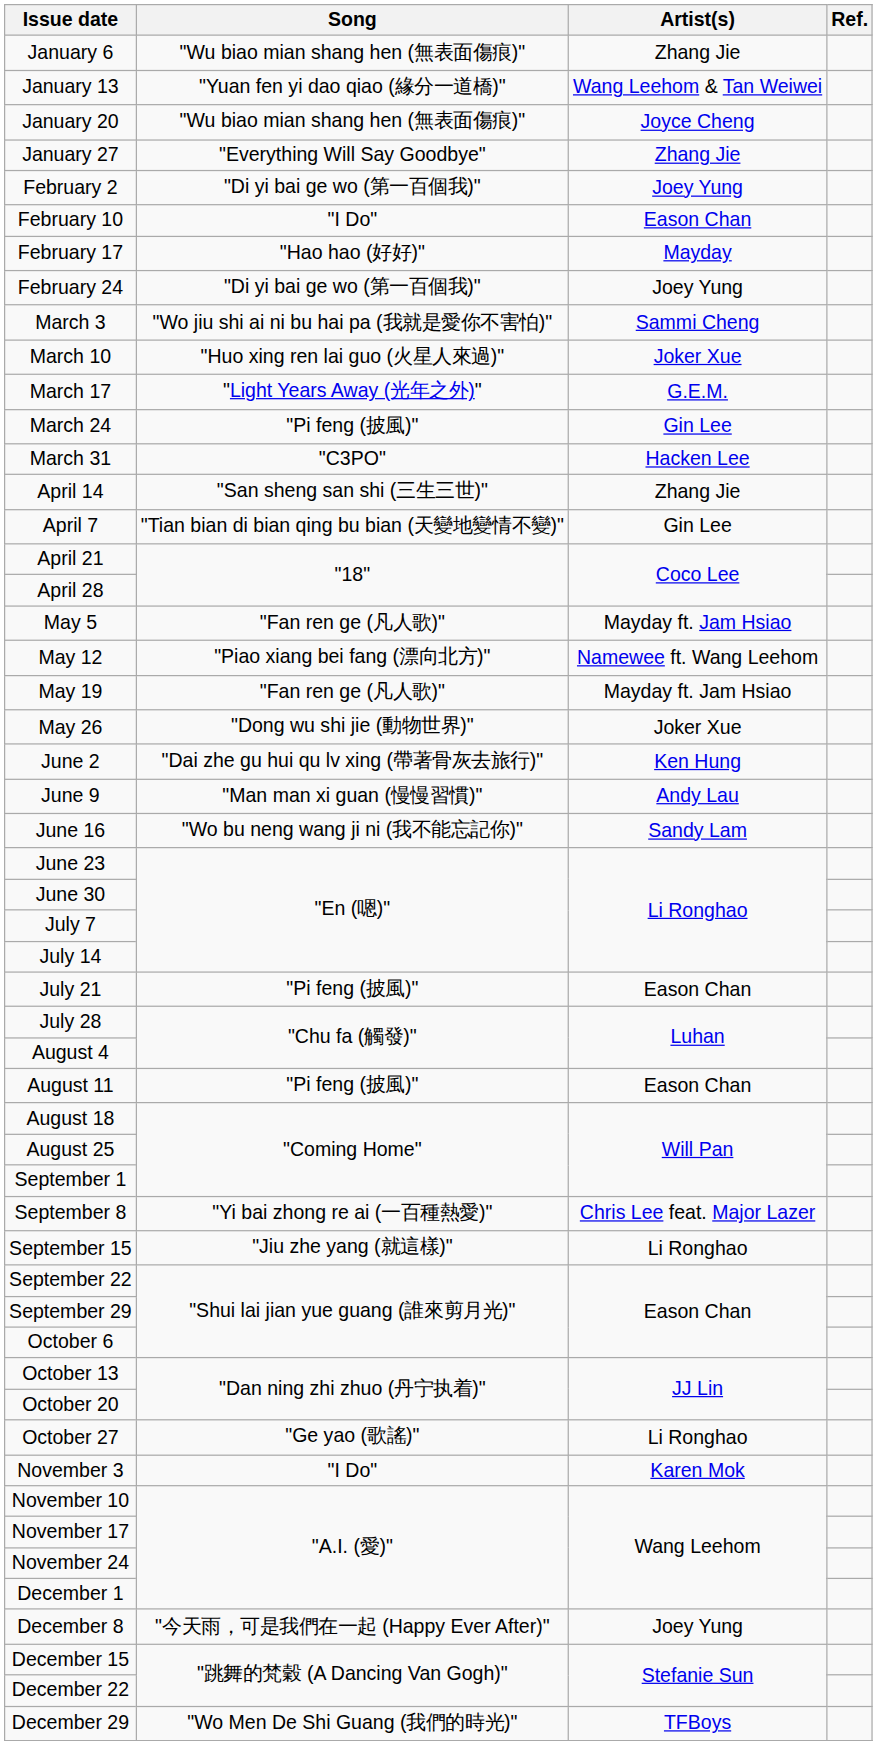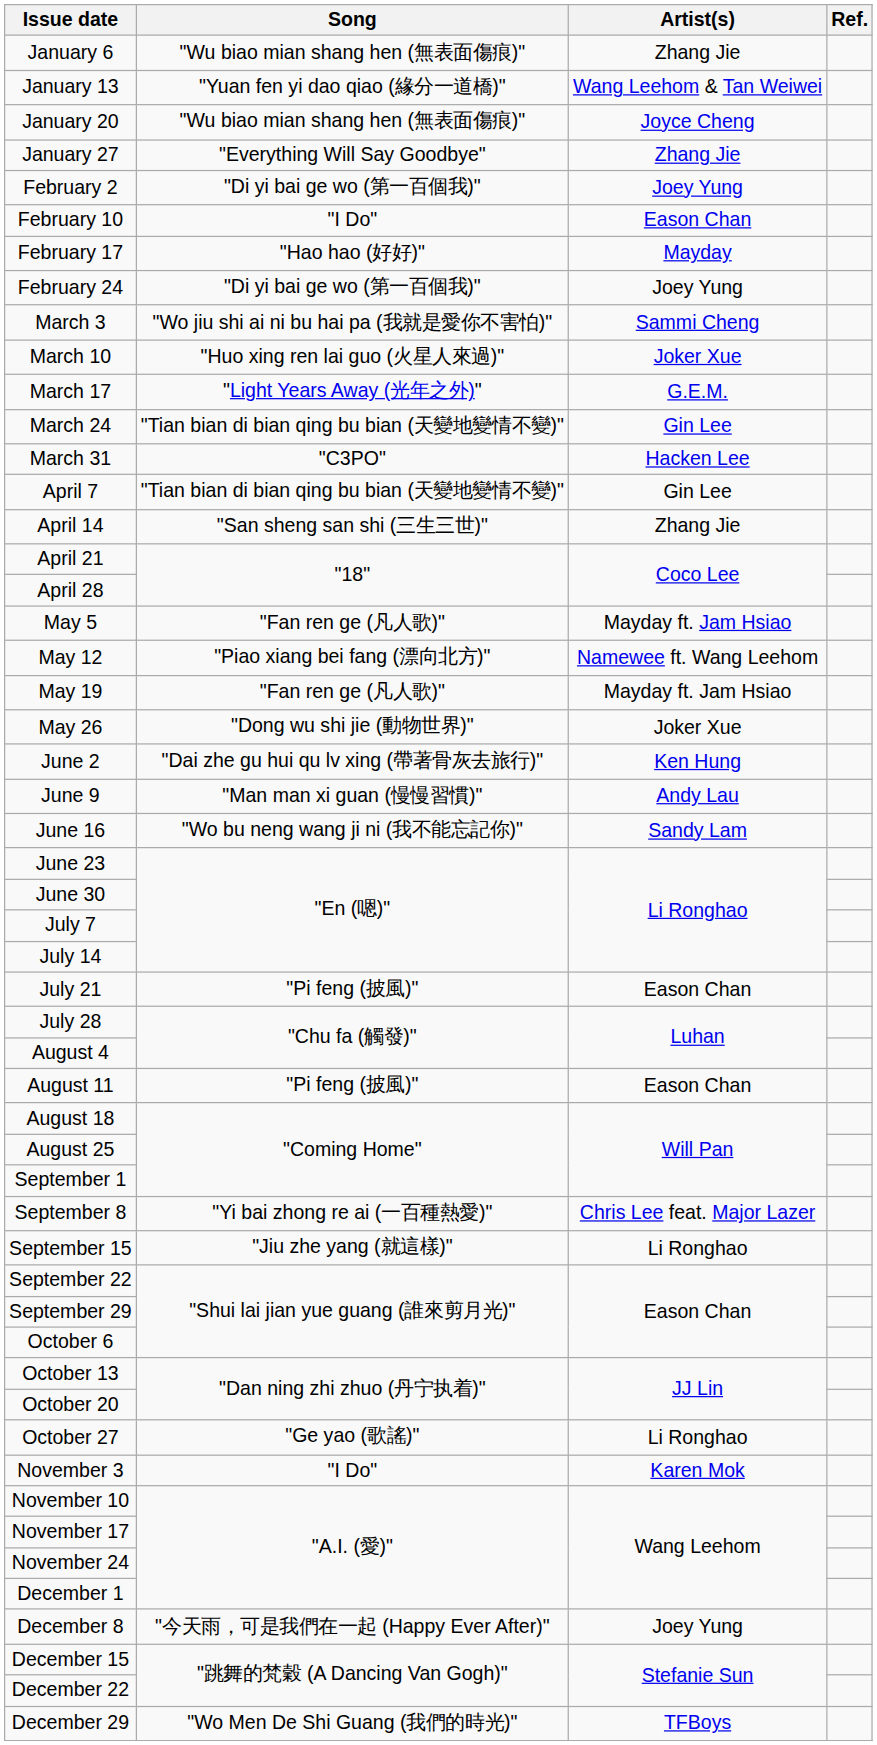(352, 425) "Pi feng (披風)" -> (352, 425) "Tian bian di bian qing bu bian (天變地變情不變)"
rows swapped: (70, 526) <-> (70, 491)
